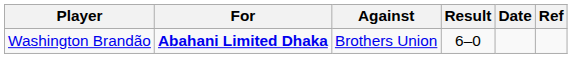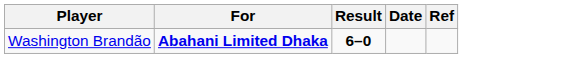- column: (386, 16)
(468, 41) normal -> (358, 41) bold
